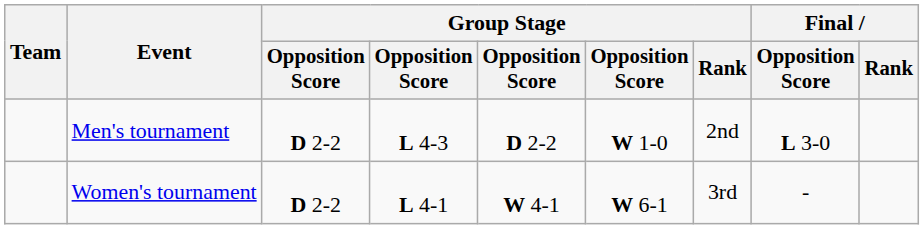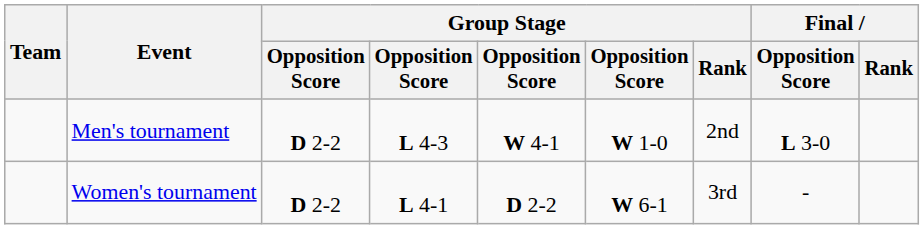(532, 143) D 2-2 -> (532, 143) W 4-1
(532, 205) W 4-1 -> (532, 205) D 2-2
